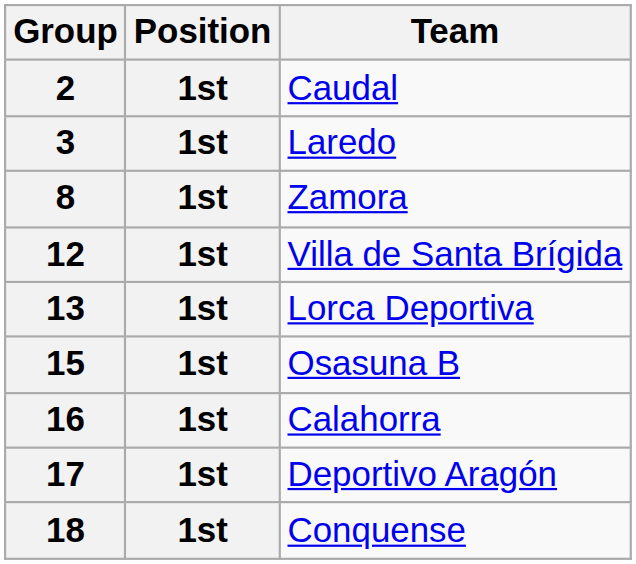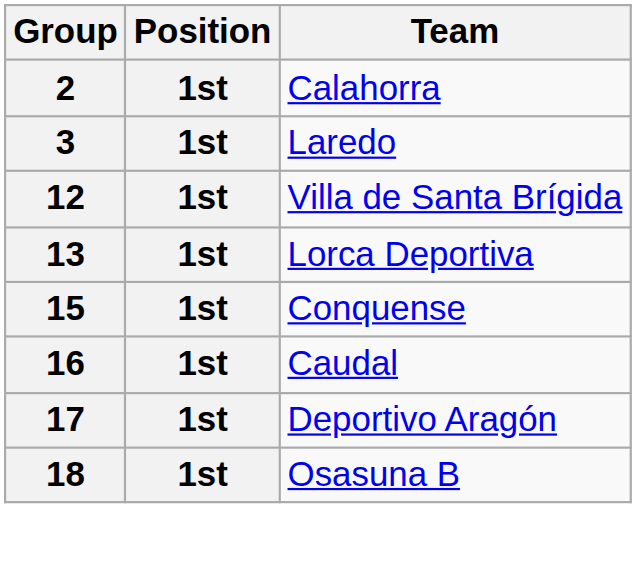(343, 87) Caudal -> (364, 87) Calahorra
- row: (65, 198)
(374, 364) Osasuna B -> (377, 308) Conquense
(364, 419) Calahorra -> (343, 364) Caudal
(377, 530) Conquense -> (374, 474) Osasuna B
